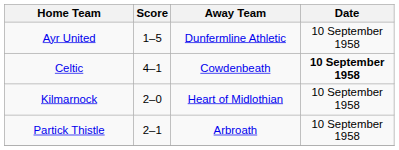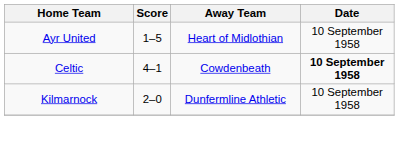(235, 37) Dunfermline Athletic -> (235, 37) Heart of Midlothian
(235, 99) Heart of Midlothian -> (235, 99) Dunfermline Athletic
- row: (69, 130)
